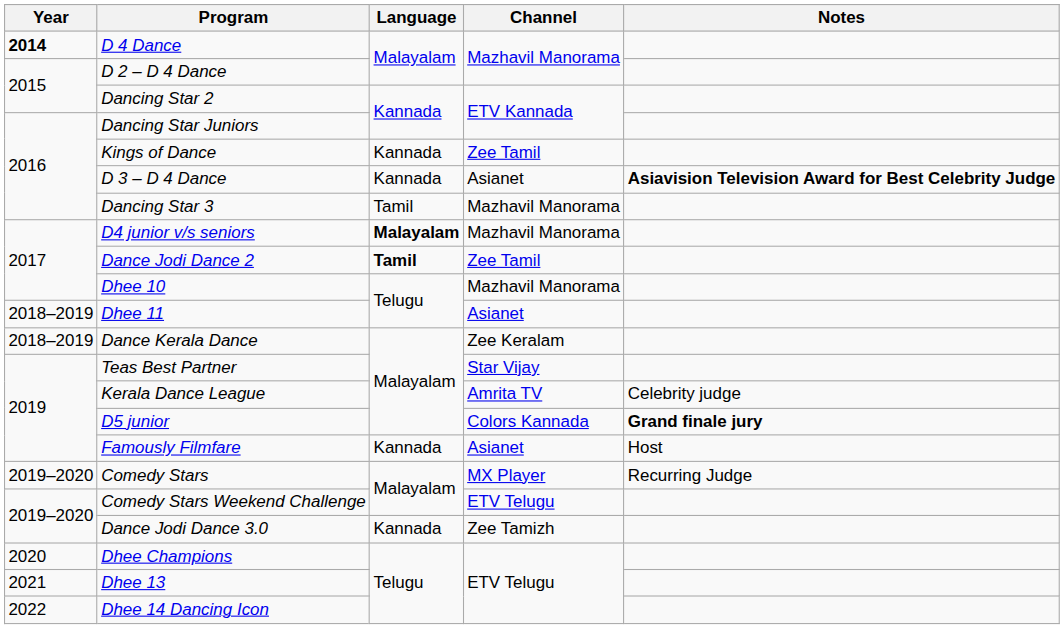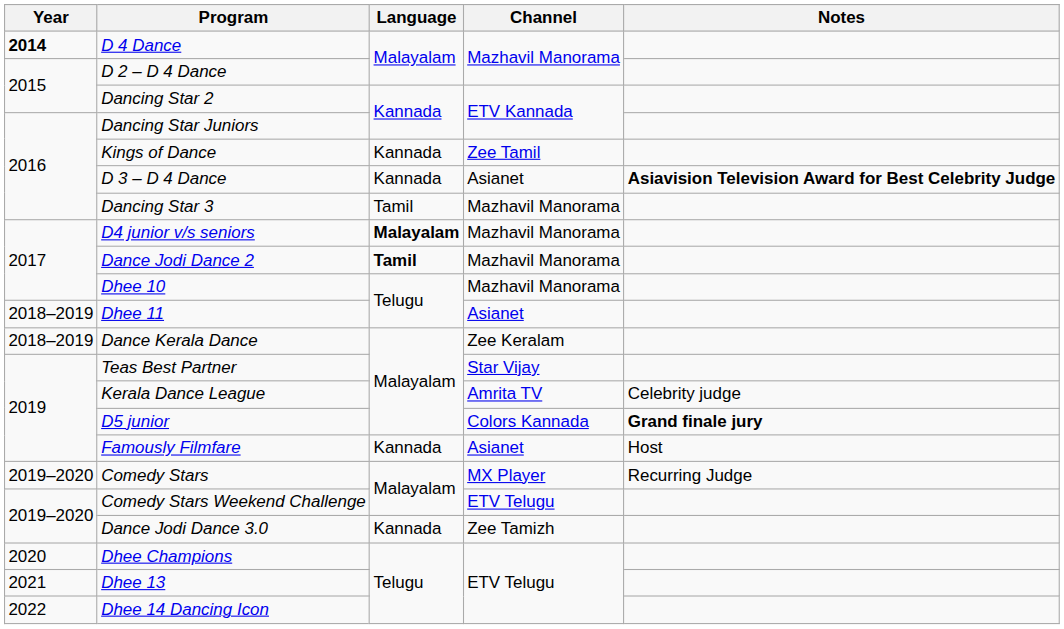(504, 260) Zee Tamil -> (544, 260) Mazhavil Manorama
